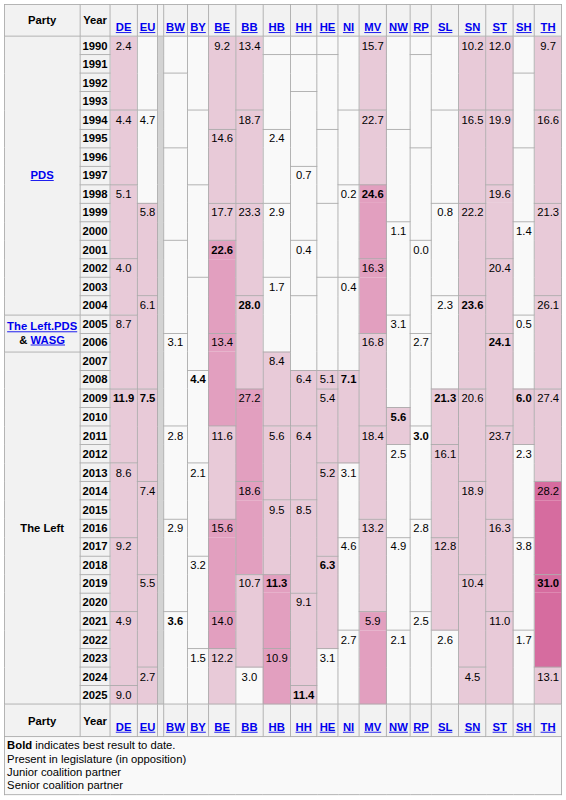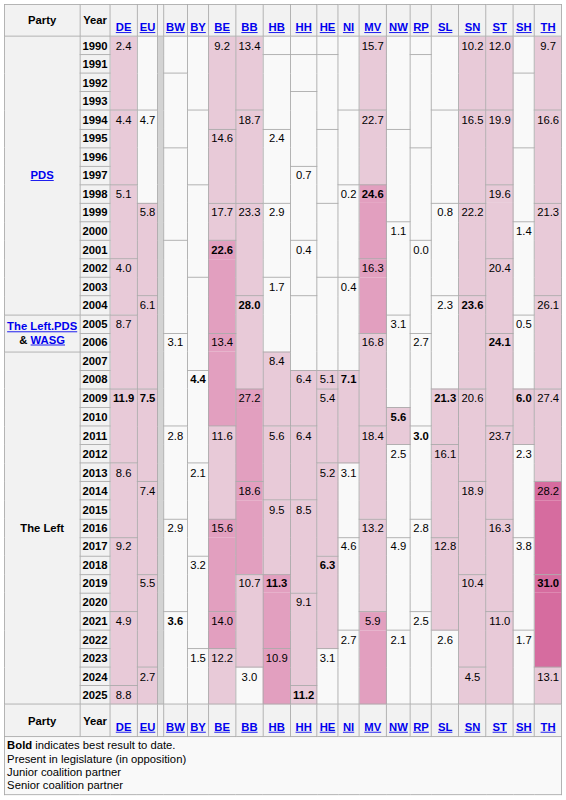(124, 695) 9.0 -> (124, 695) 8.8
(304, 695) 11.4 -> (304, 695) 11.2
